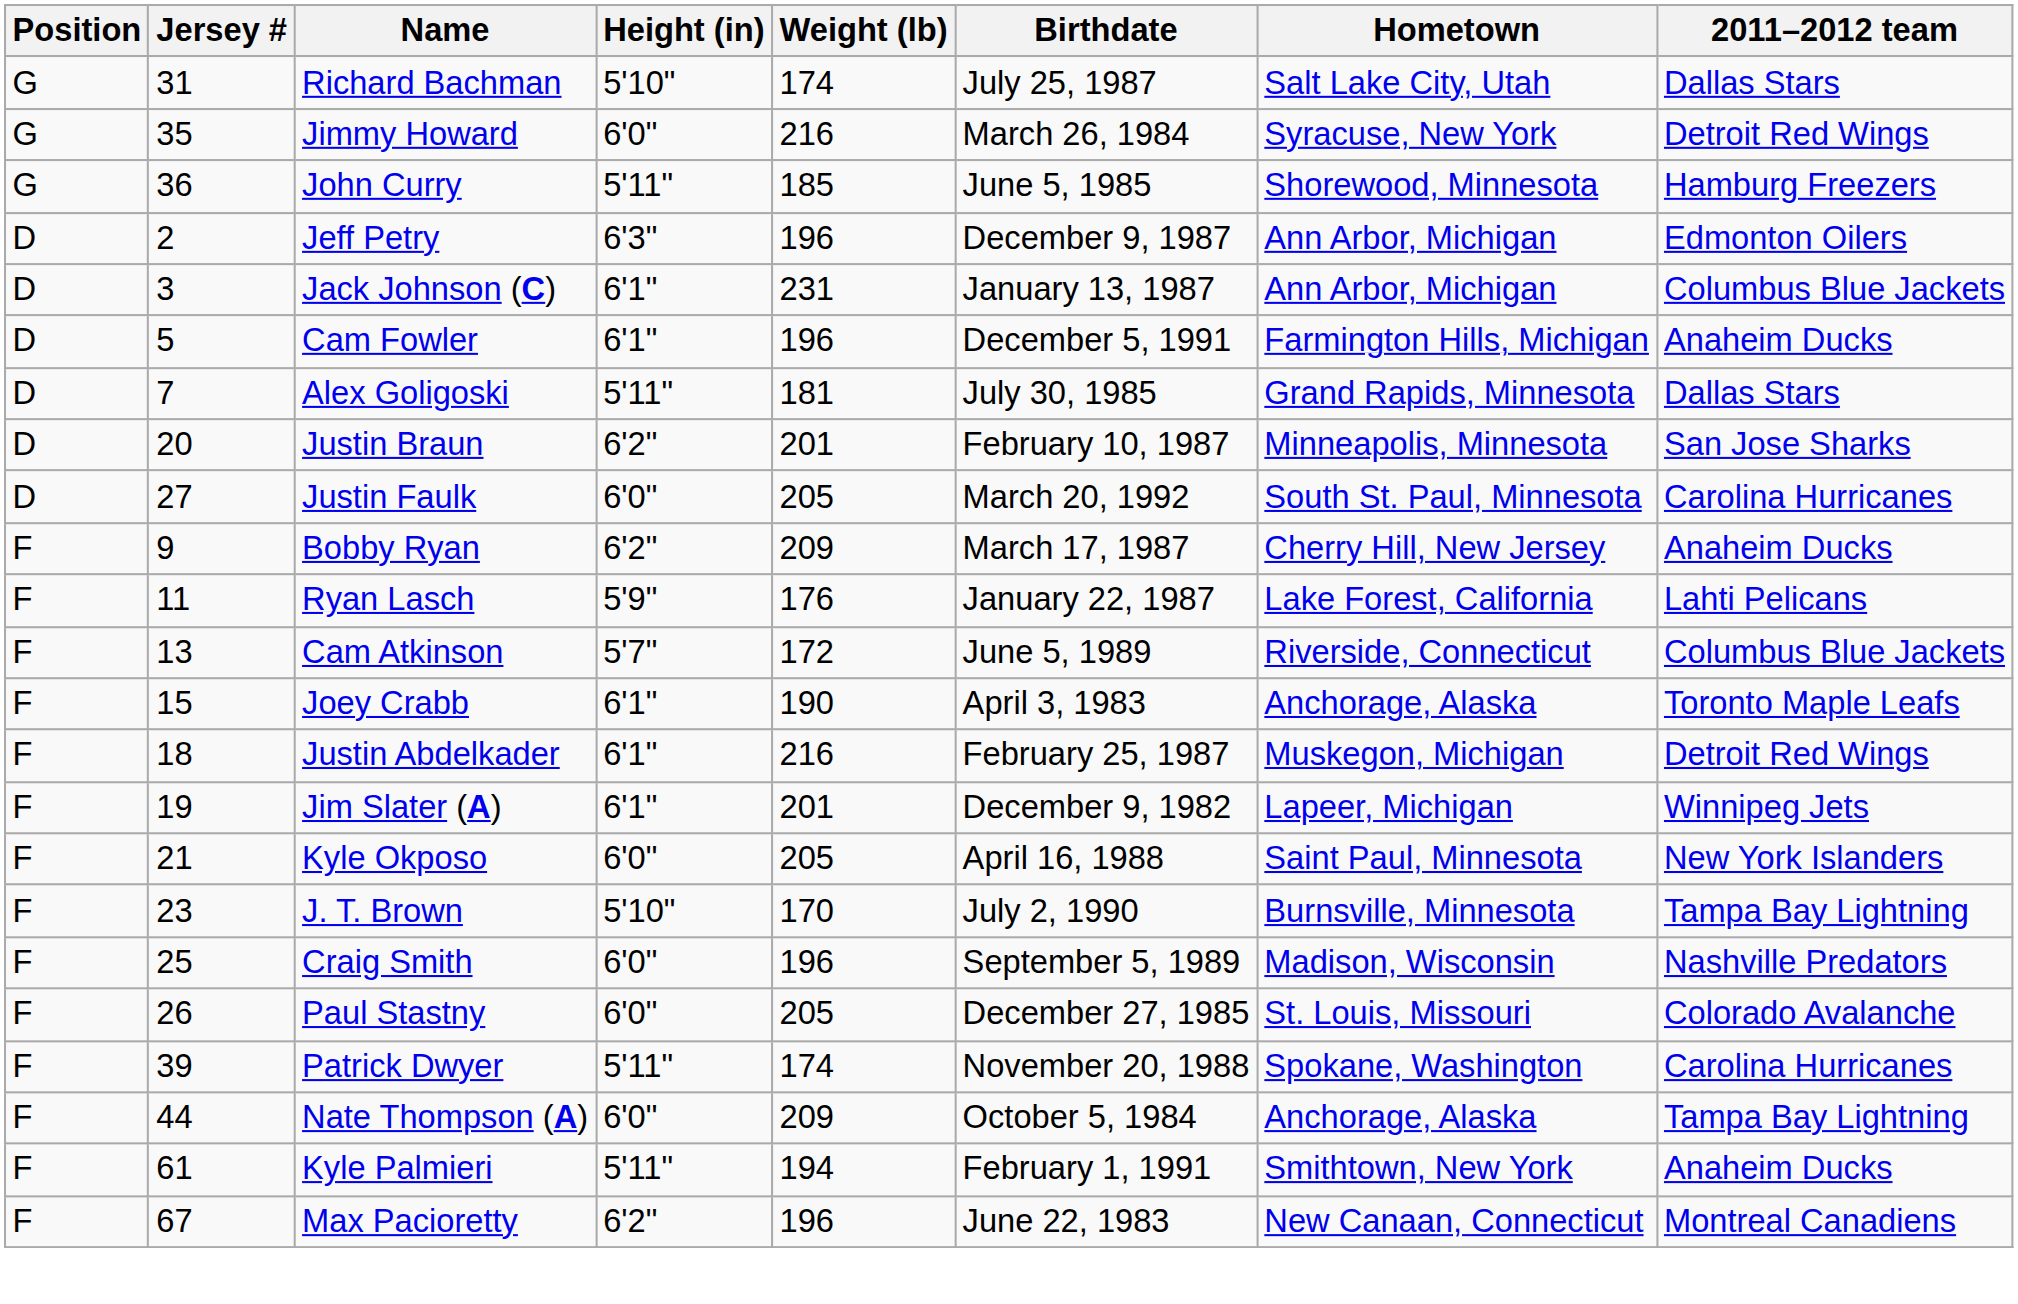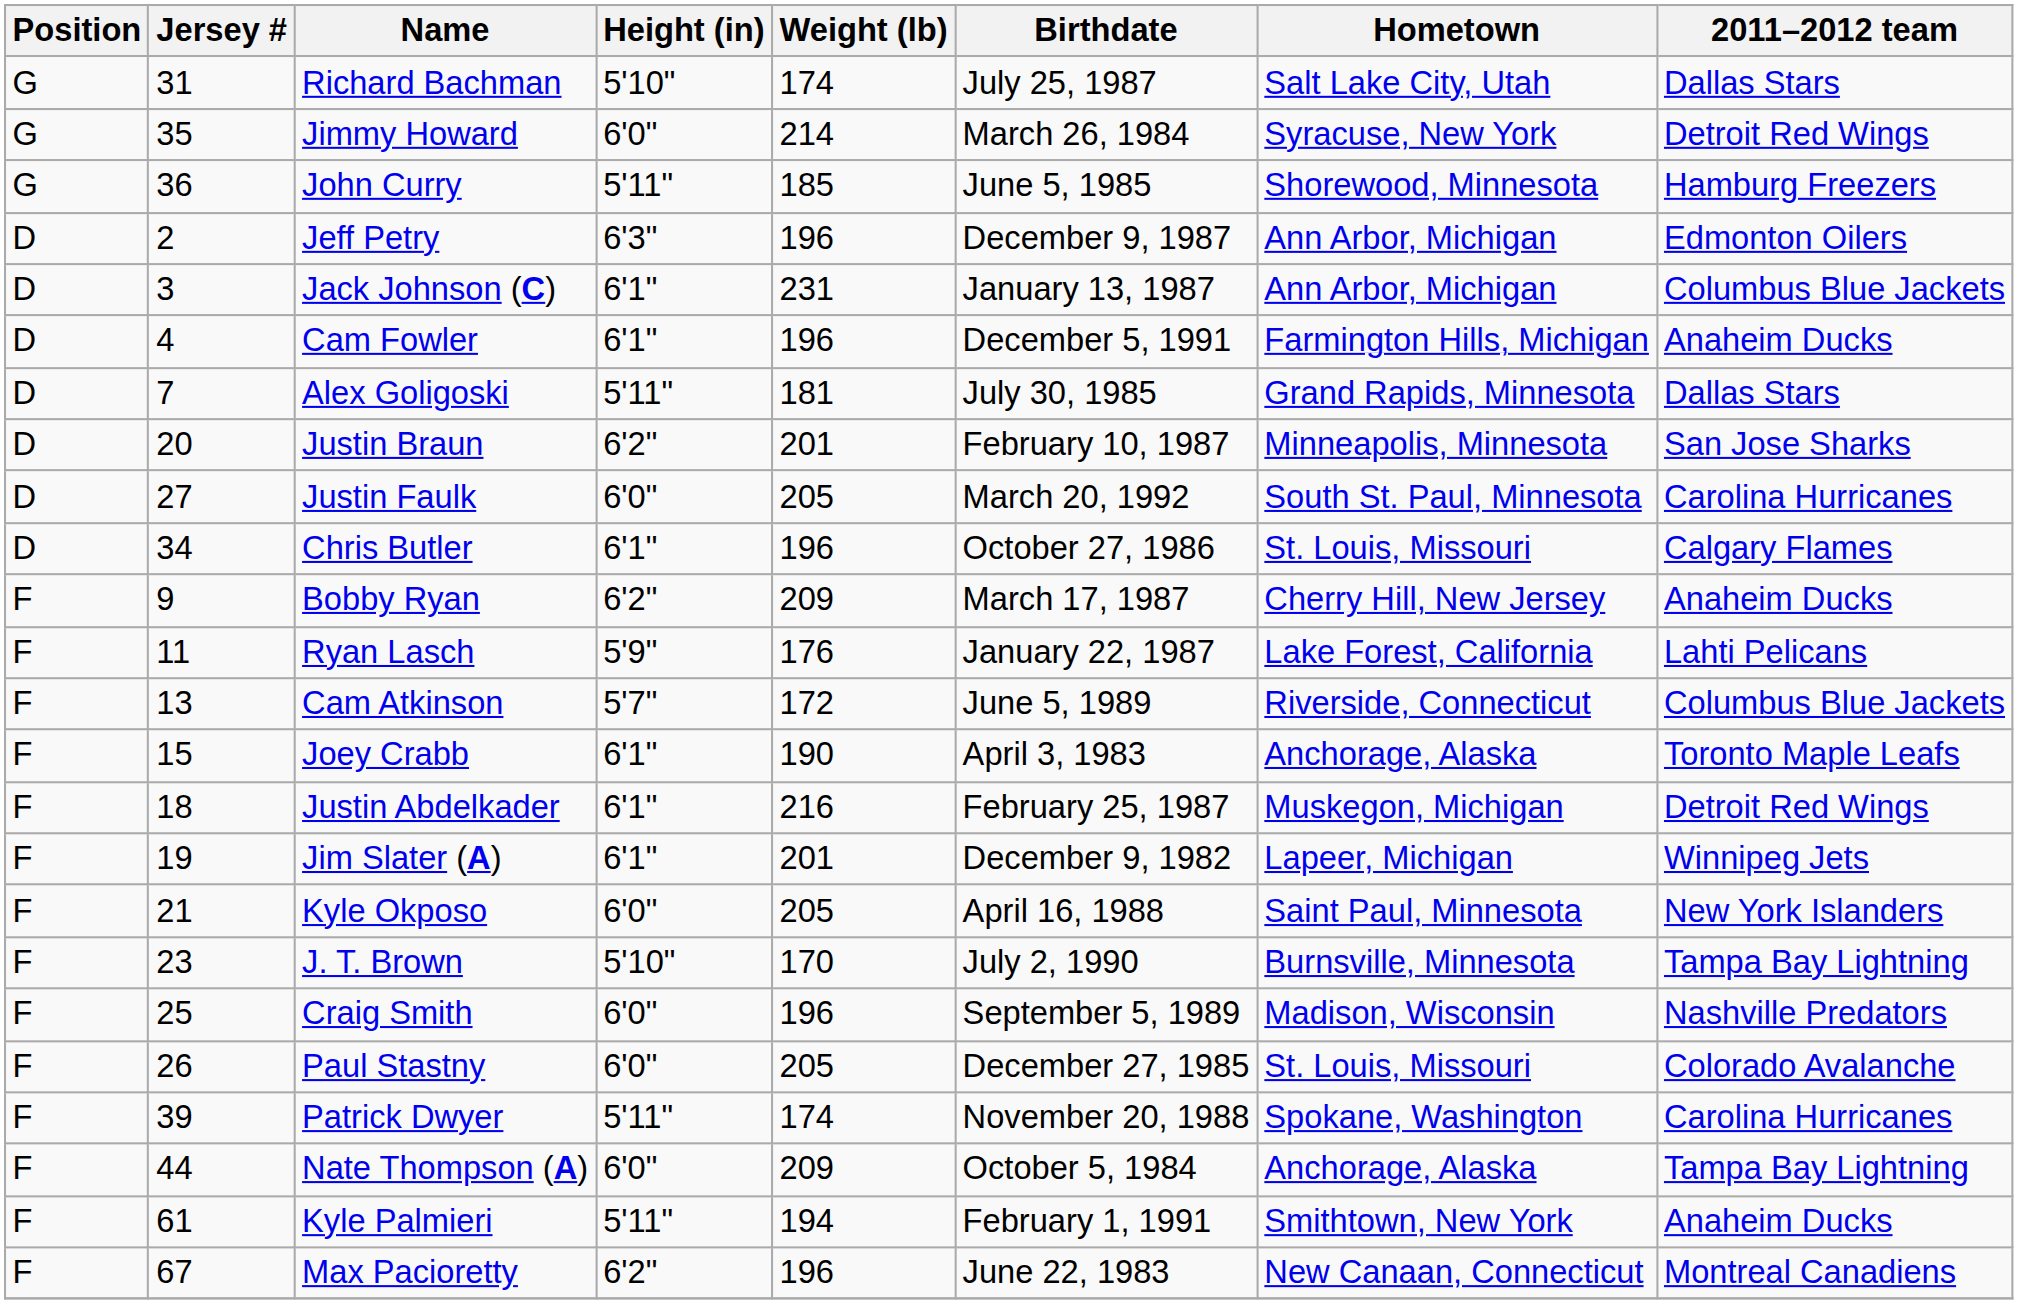(807, 133) 216 -> (807, 133) 214
(165, 340) 5 -> (165, 340) 4
+ row: (387, 548)
